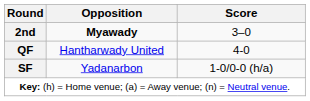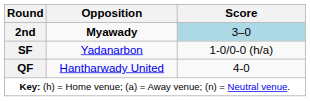(241, 31) no background -> (241, 31) lightblue background
rows swapped: (25, 50) <-> (25, 68)
